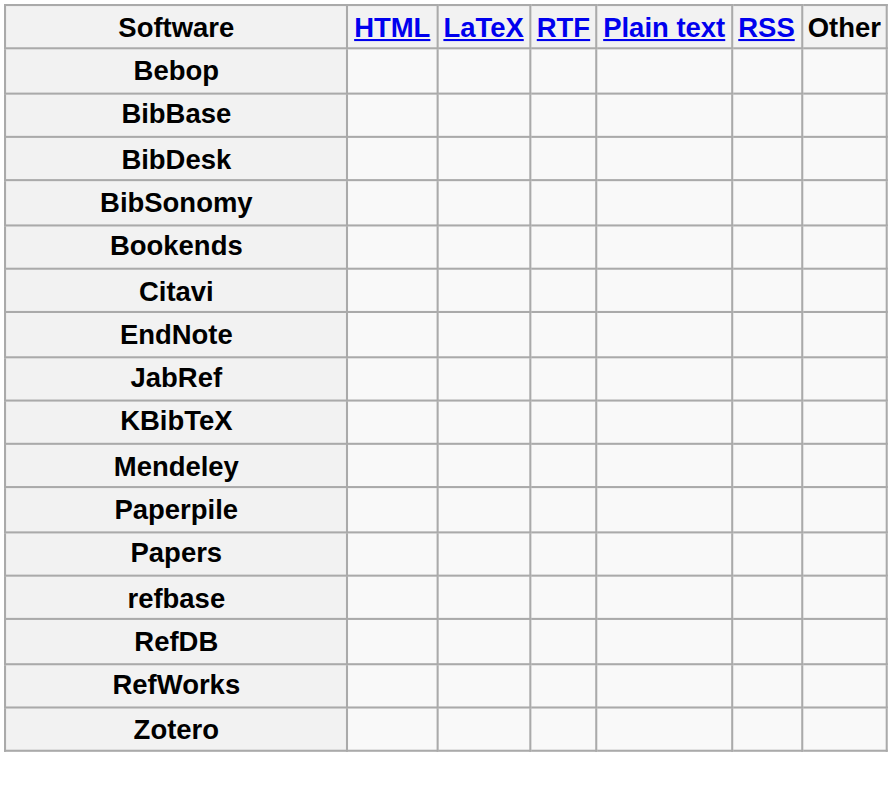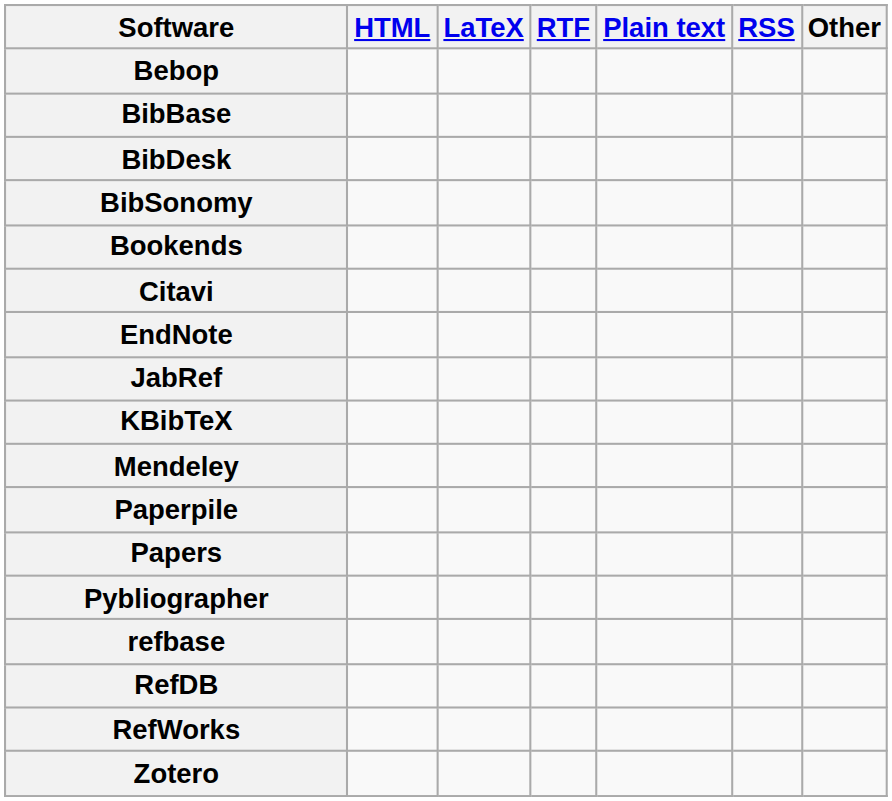+ row: (176, 598)
